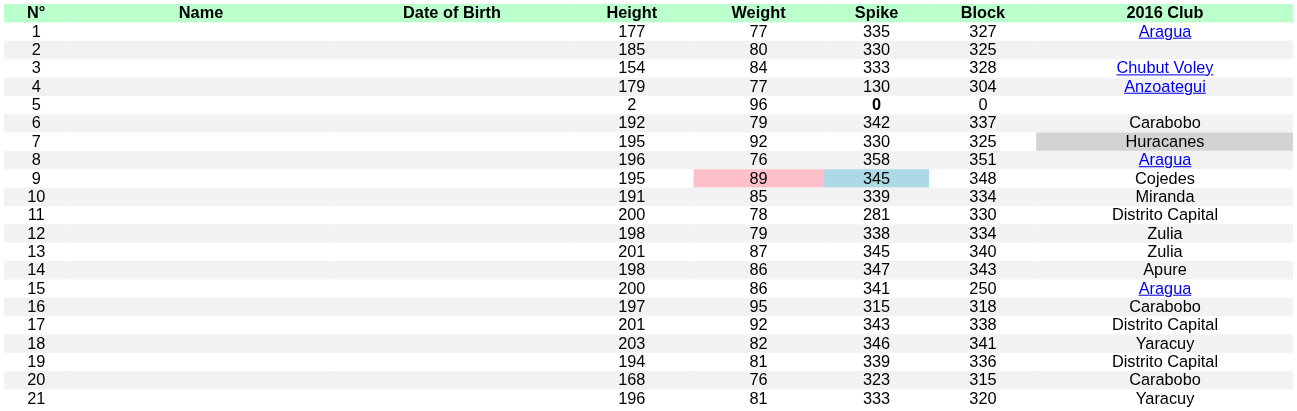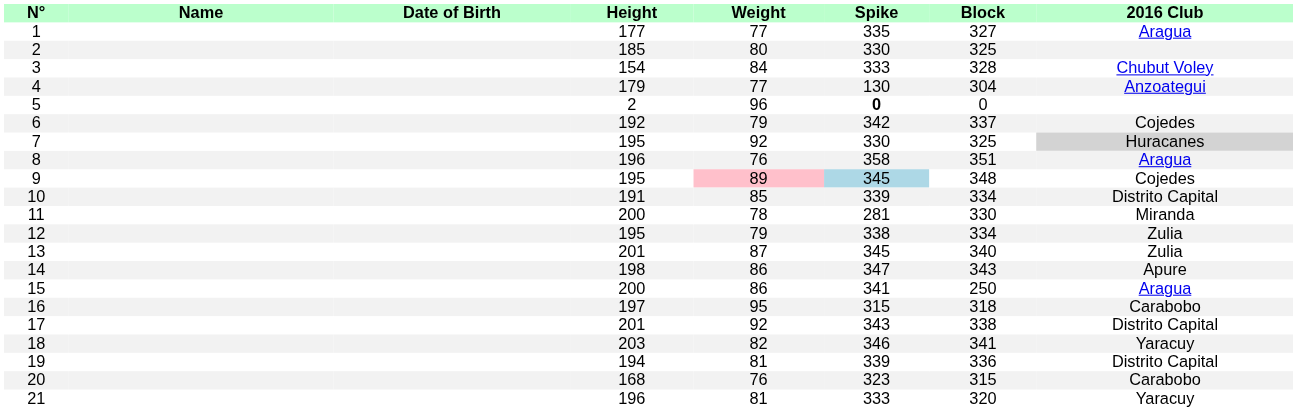(1165, 123) Carabobo -> (1165, 123) Cojedes
(1165, 196) Miranda -> (1165, 196) Distrito Capital
(1165, 215) Distrito Capital -> (1165, 215) Miranda
(632, 233) 198 -> (632, 233) 195
